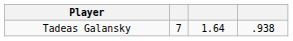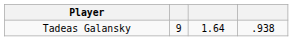(179, 28) 7 -> (179, 28) 9
